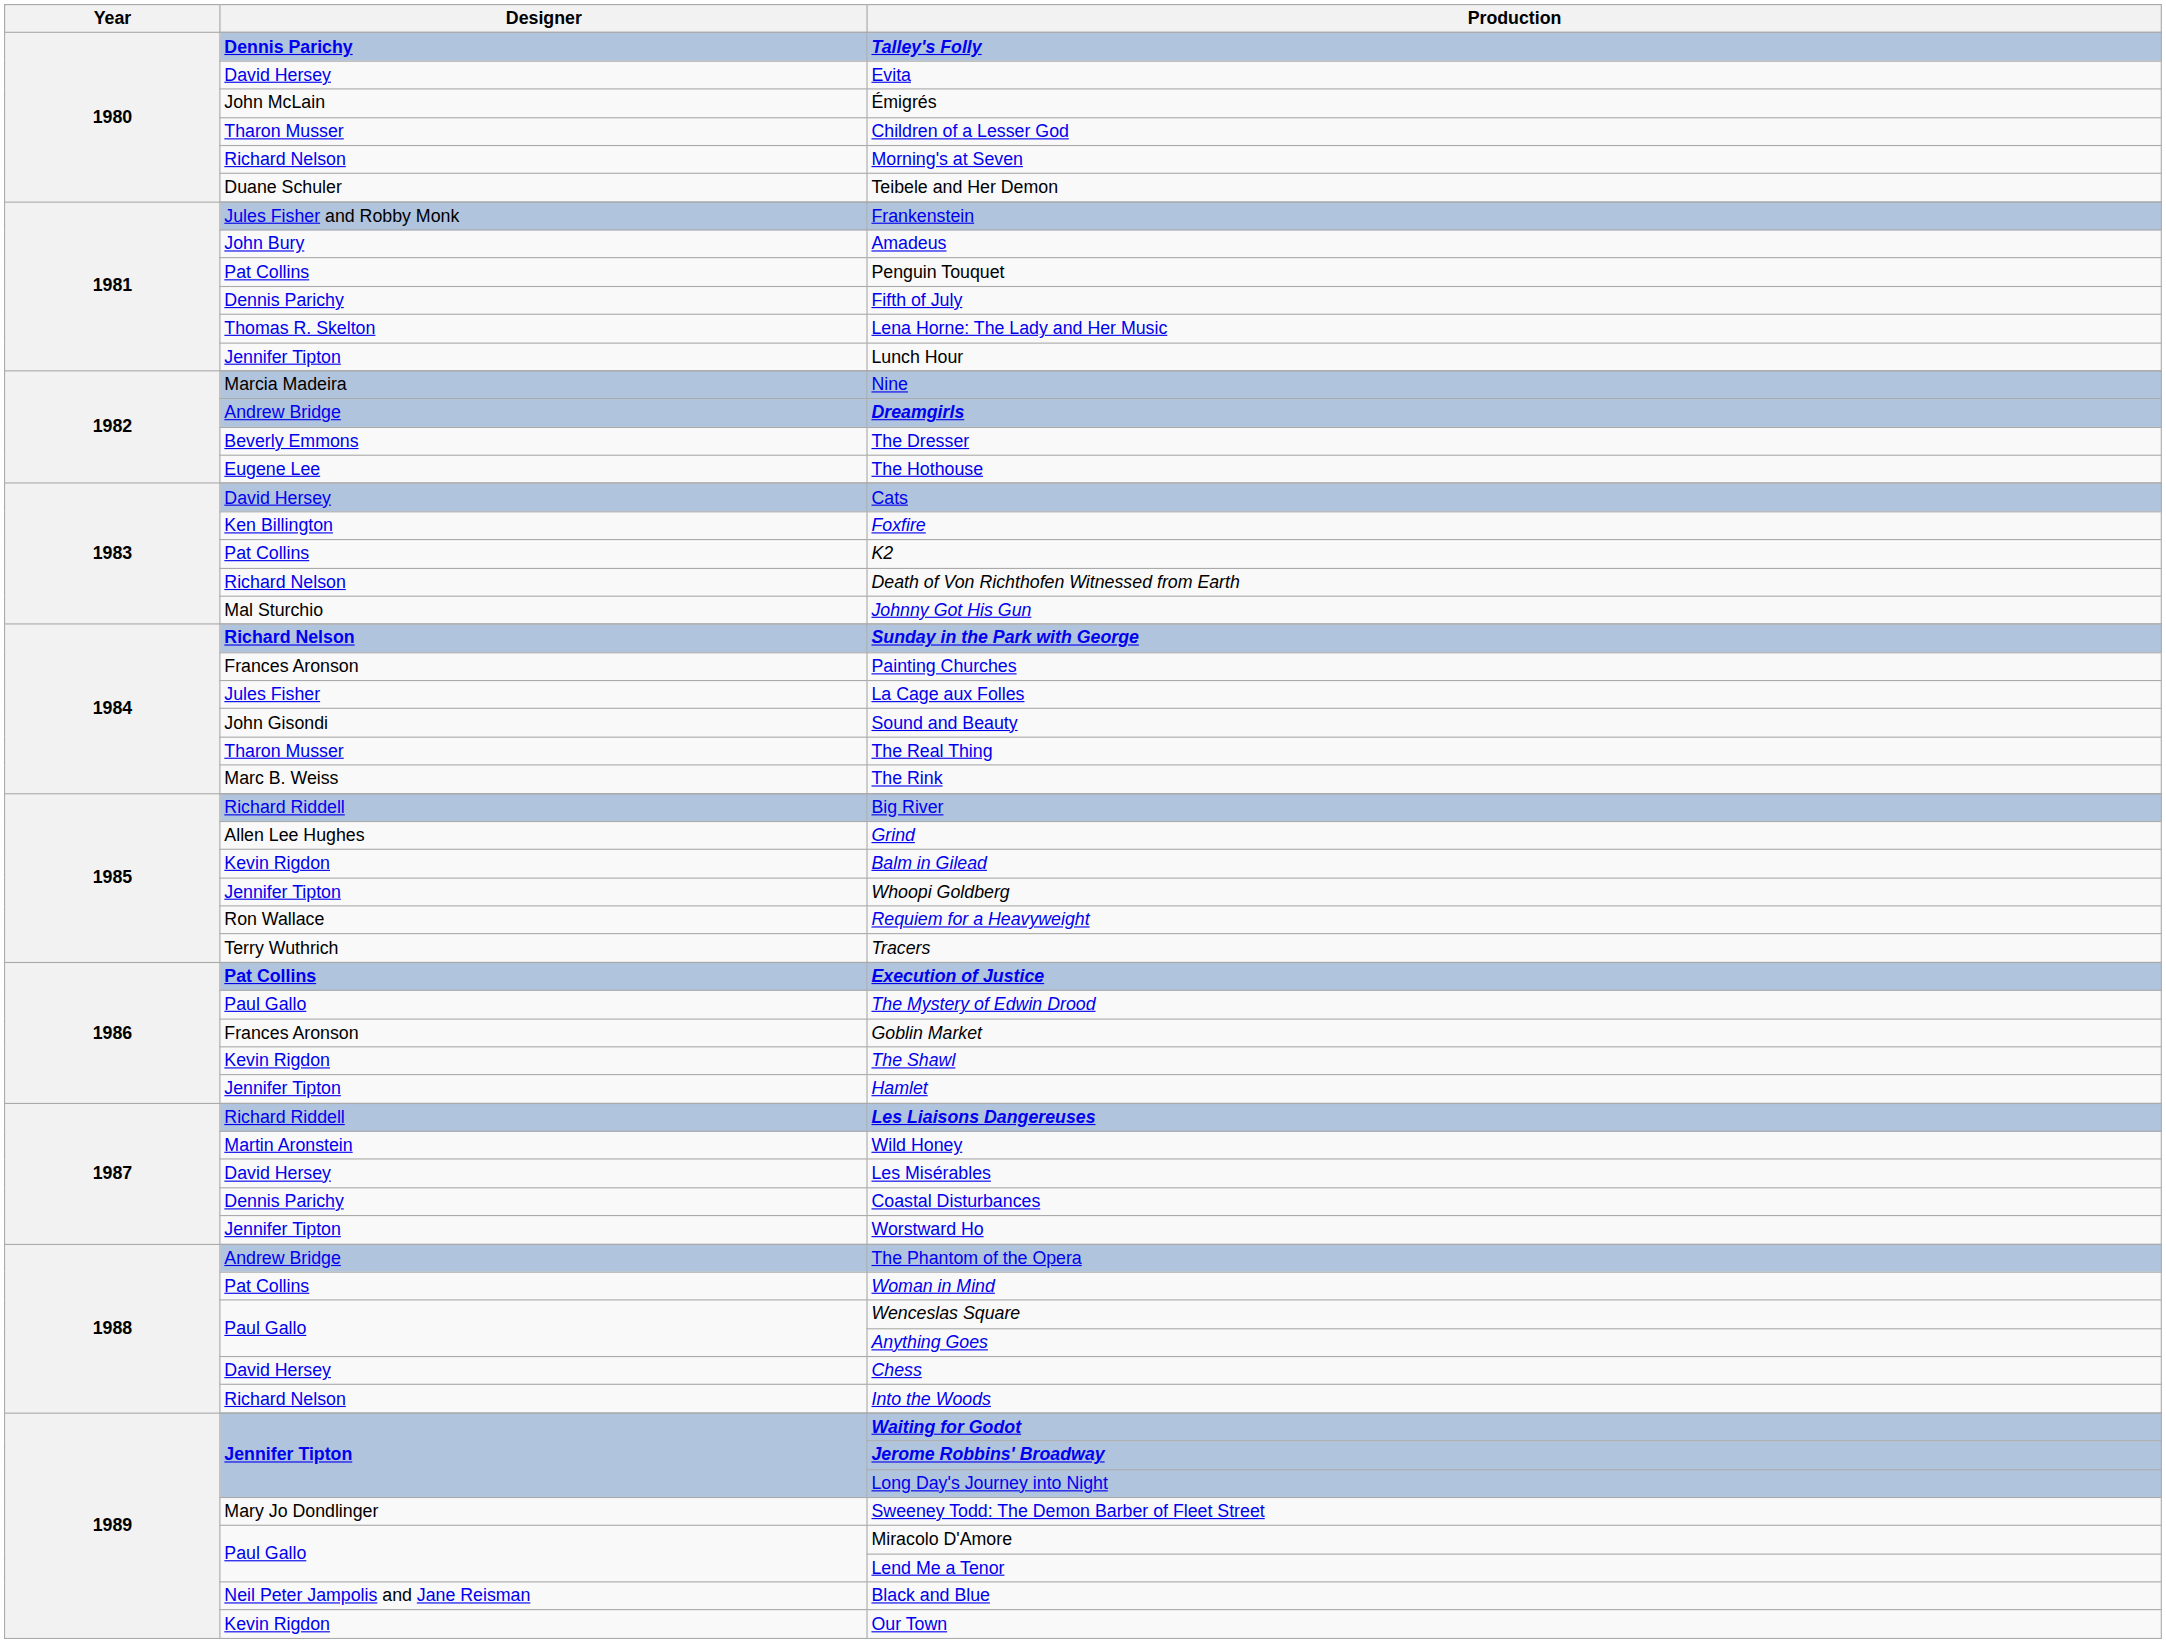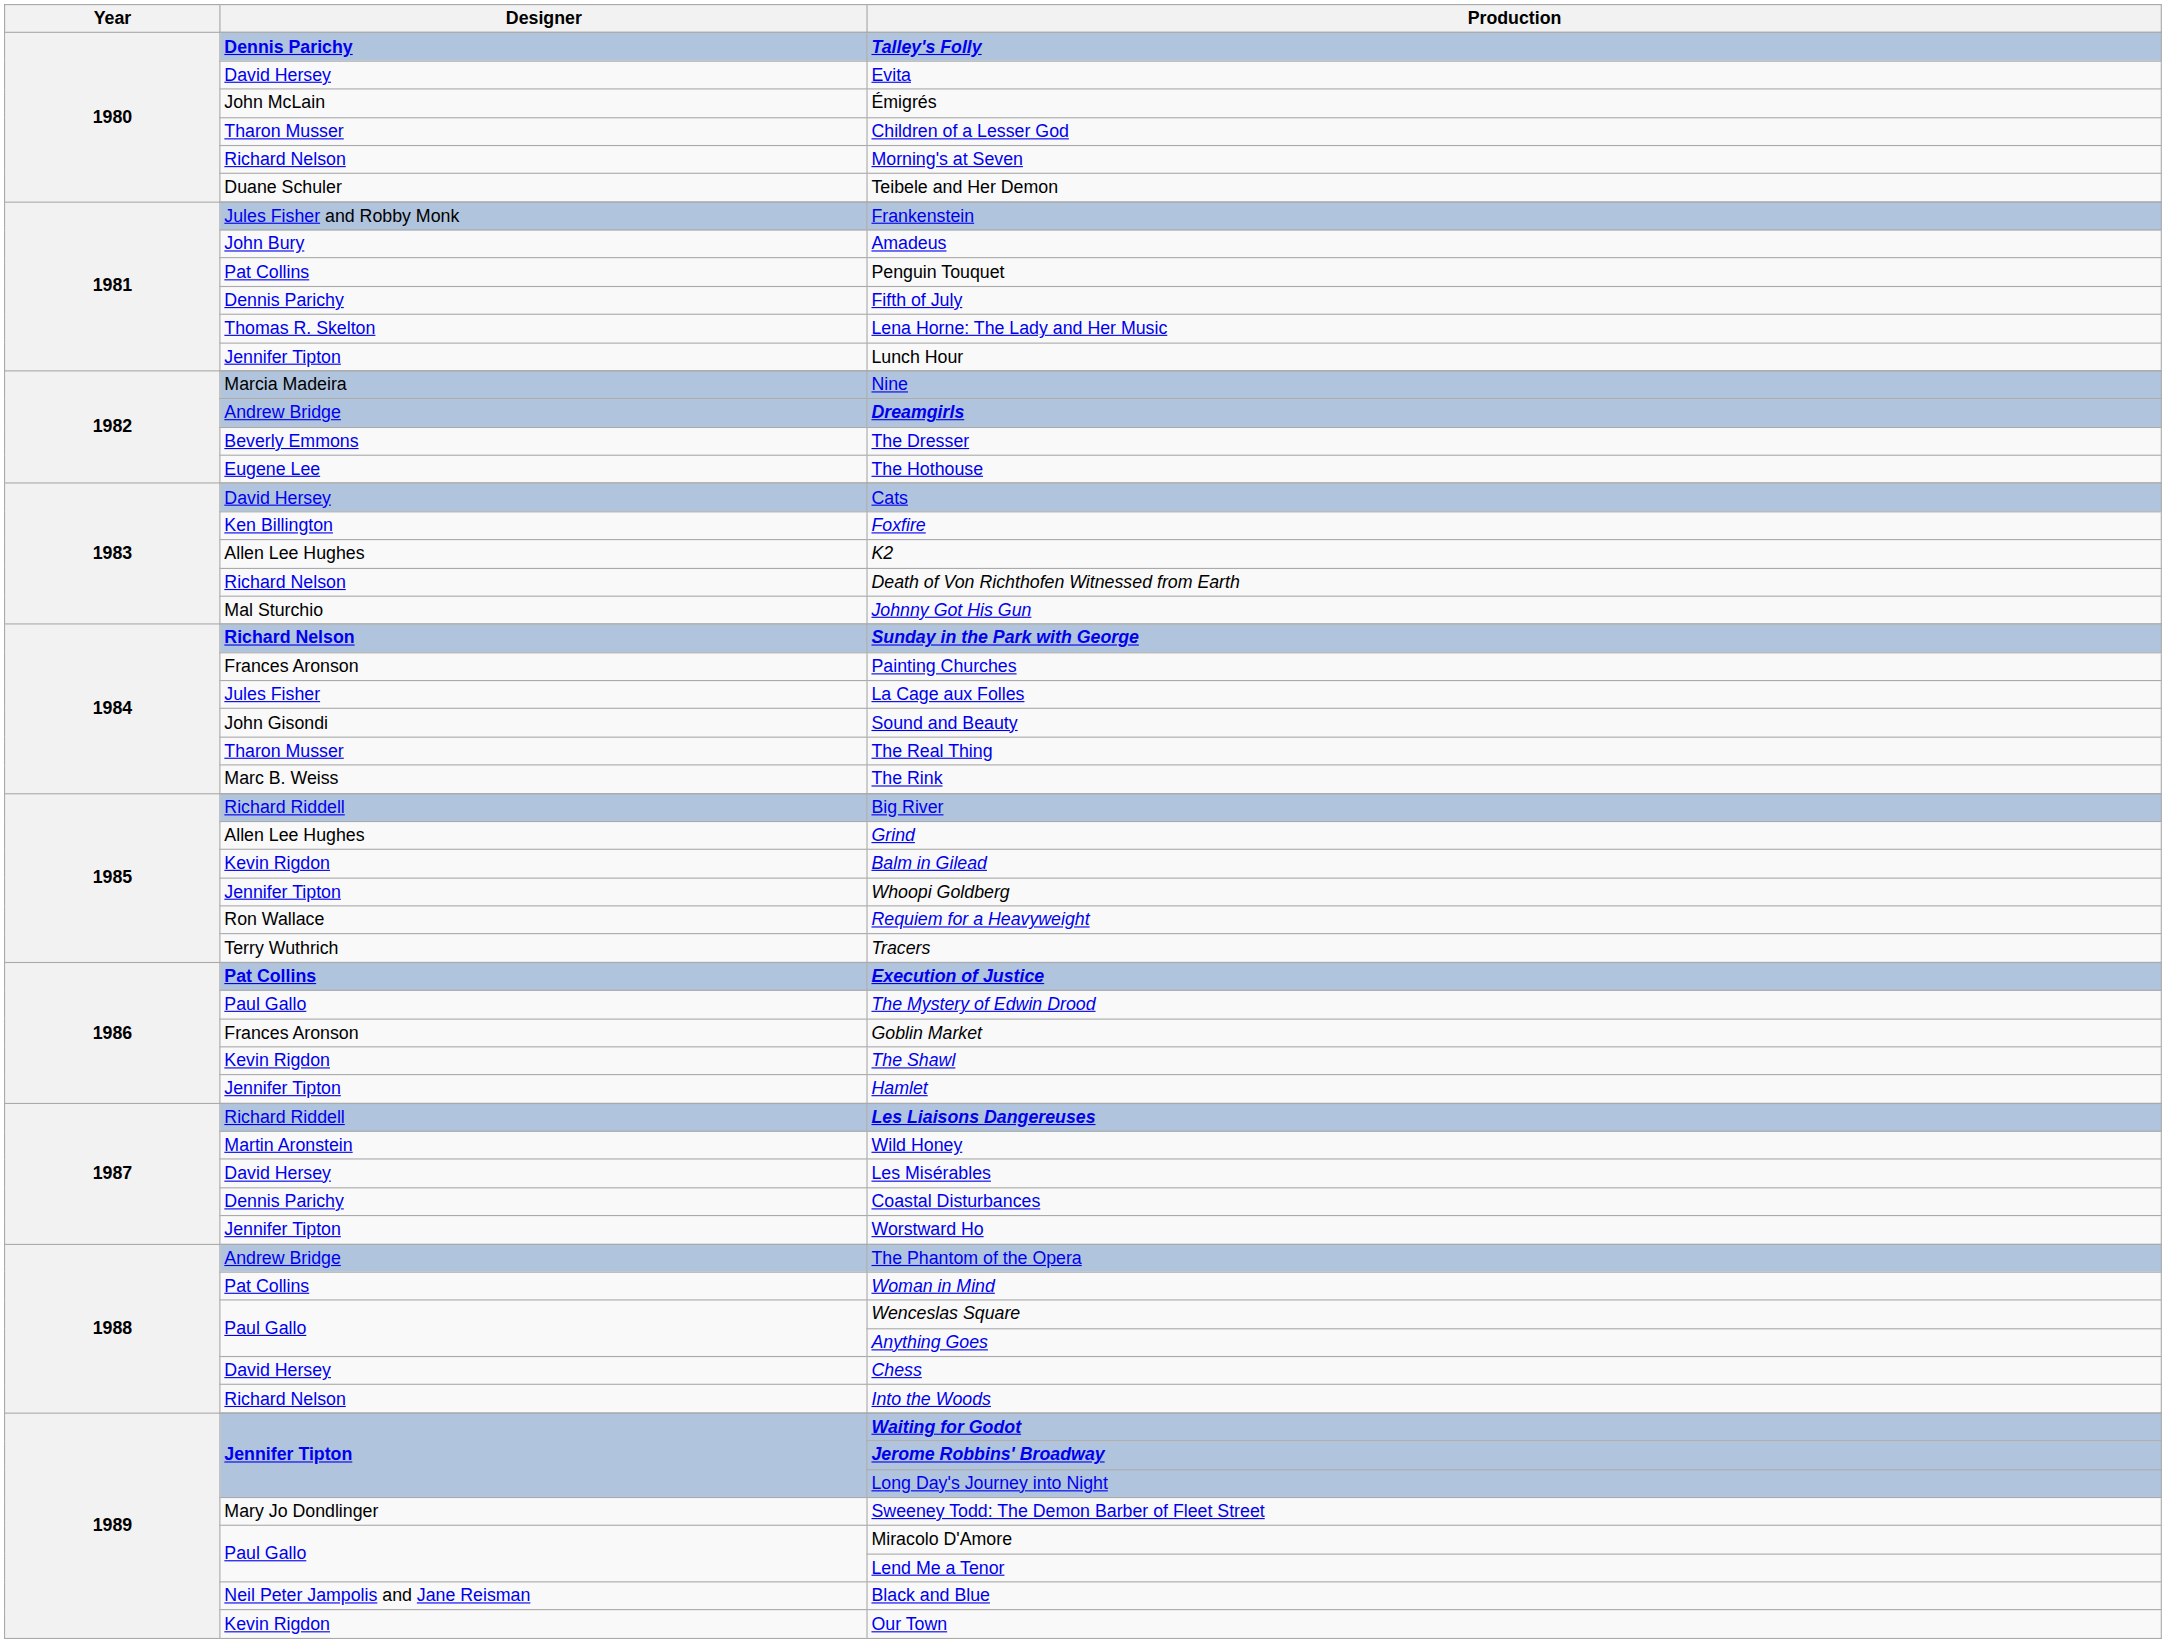(267, 553) Pat Collins -> (294, 553) Allen Lee Hughes
